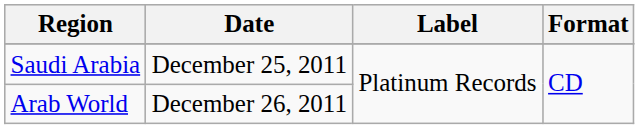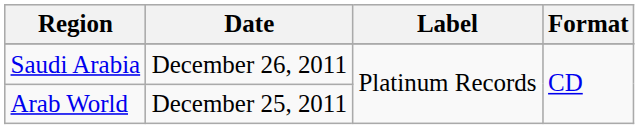(249, 63) December 25, 2011 -> (249, 63) December 26, 2011
(249, 103) December 26, 2011 -> (249, 103) December 25, 2011
